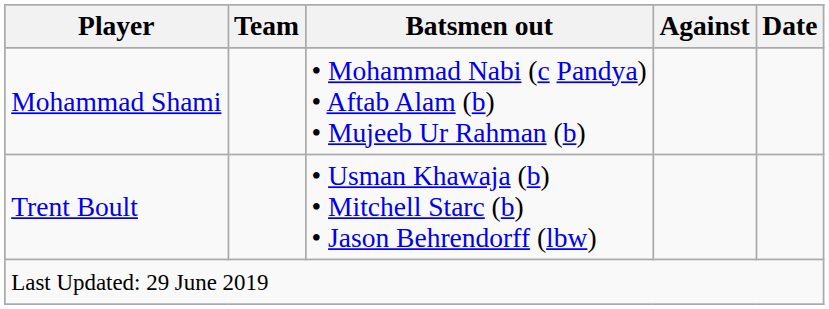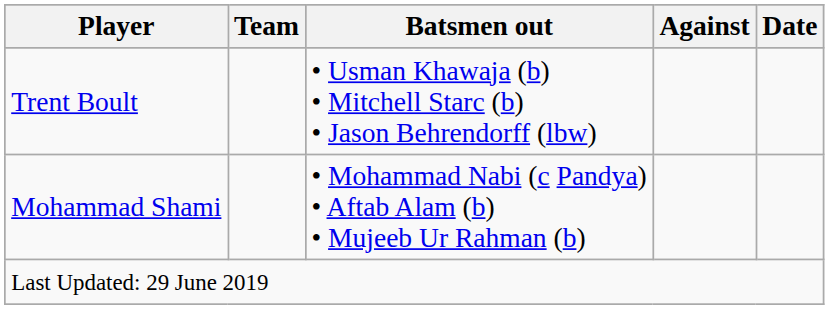rows swapped: (116, 100) <-> (75, 206)
